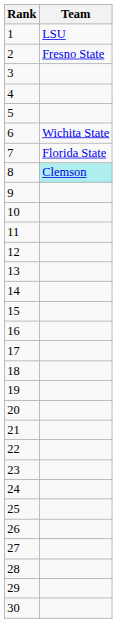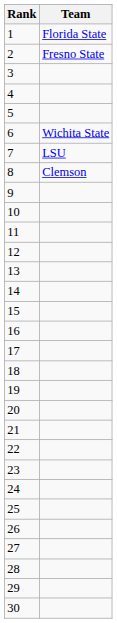(54, 34) LSU -> (74, 34) Florida State
(74, 152) Florida State -> (54, 152) LSU
(64, 172) paleturquoise background -> (64, 172) no background
